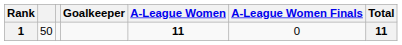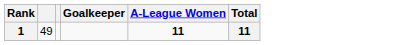- column: (297, 13)
(46, 31) 50 -> (46, 31) 49
